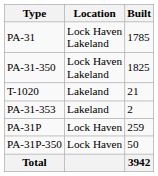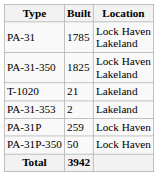columns swapped: (139, 13) <-> (95, 13)
